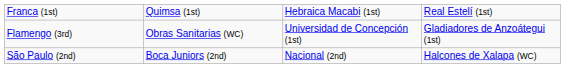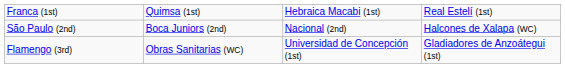rows swapped: (41, 55) <-> (39, 34)
